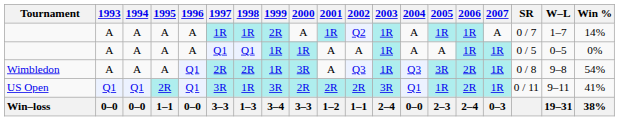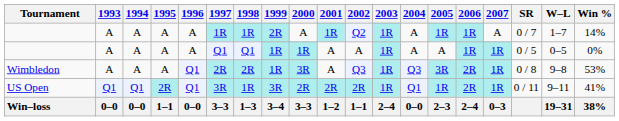(595, 69) 54% -> (595, 69) 53%
(386, 88) 3R -> (386, 88) 1R
